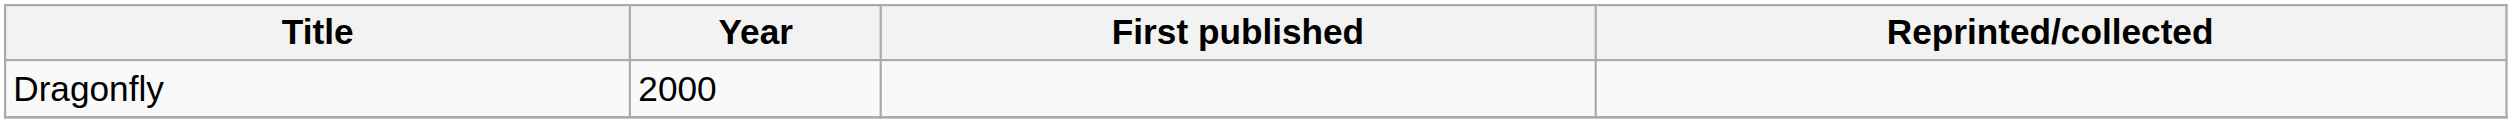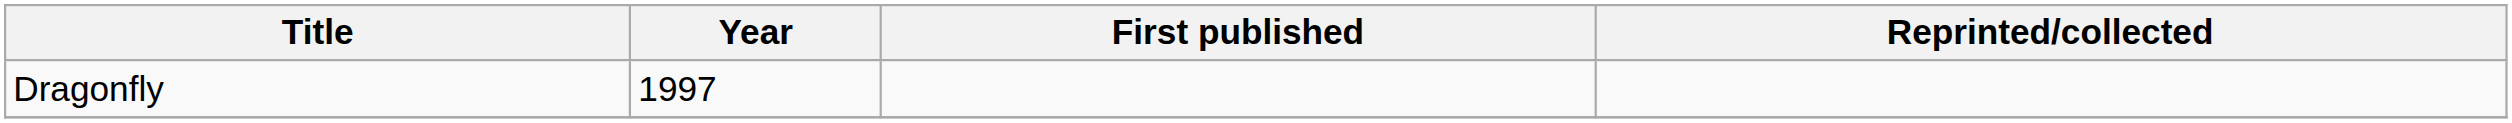(677, 88) 2000 -> (677, 88) 1997
